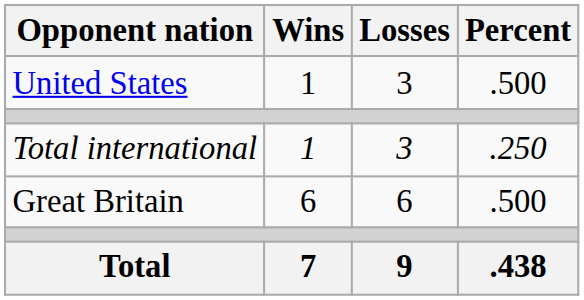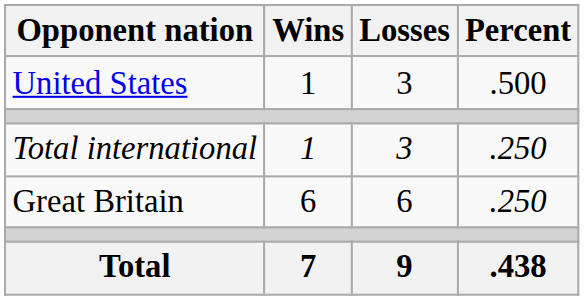(518, 200) .500 -> (518, 200) .250
